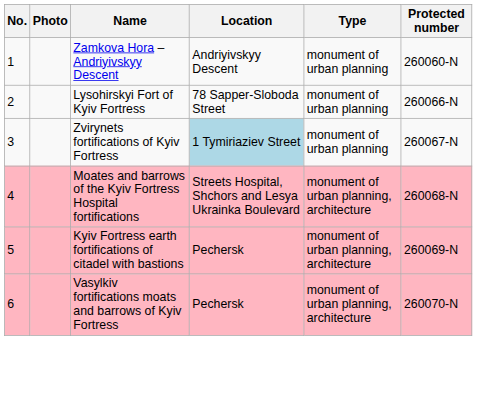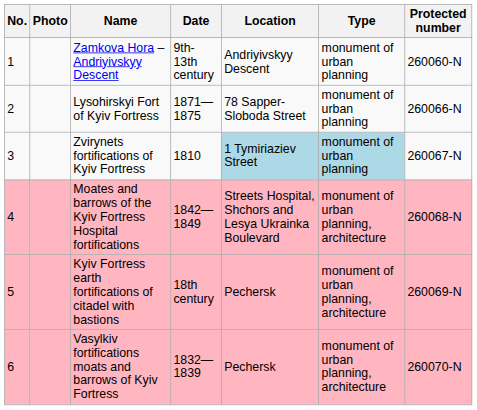+ column: (196, 21)
(347, 142) no background -> (358, 156) lightblue background
